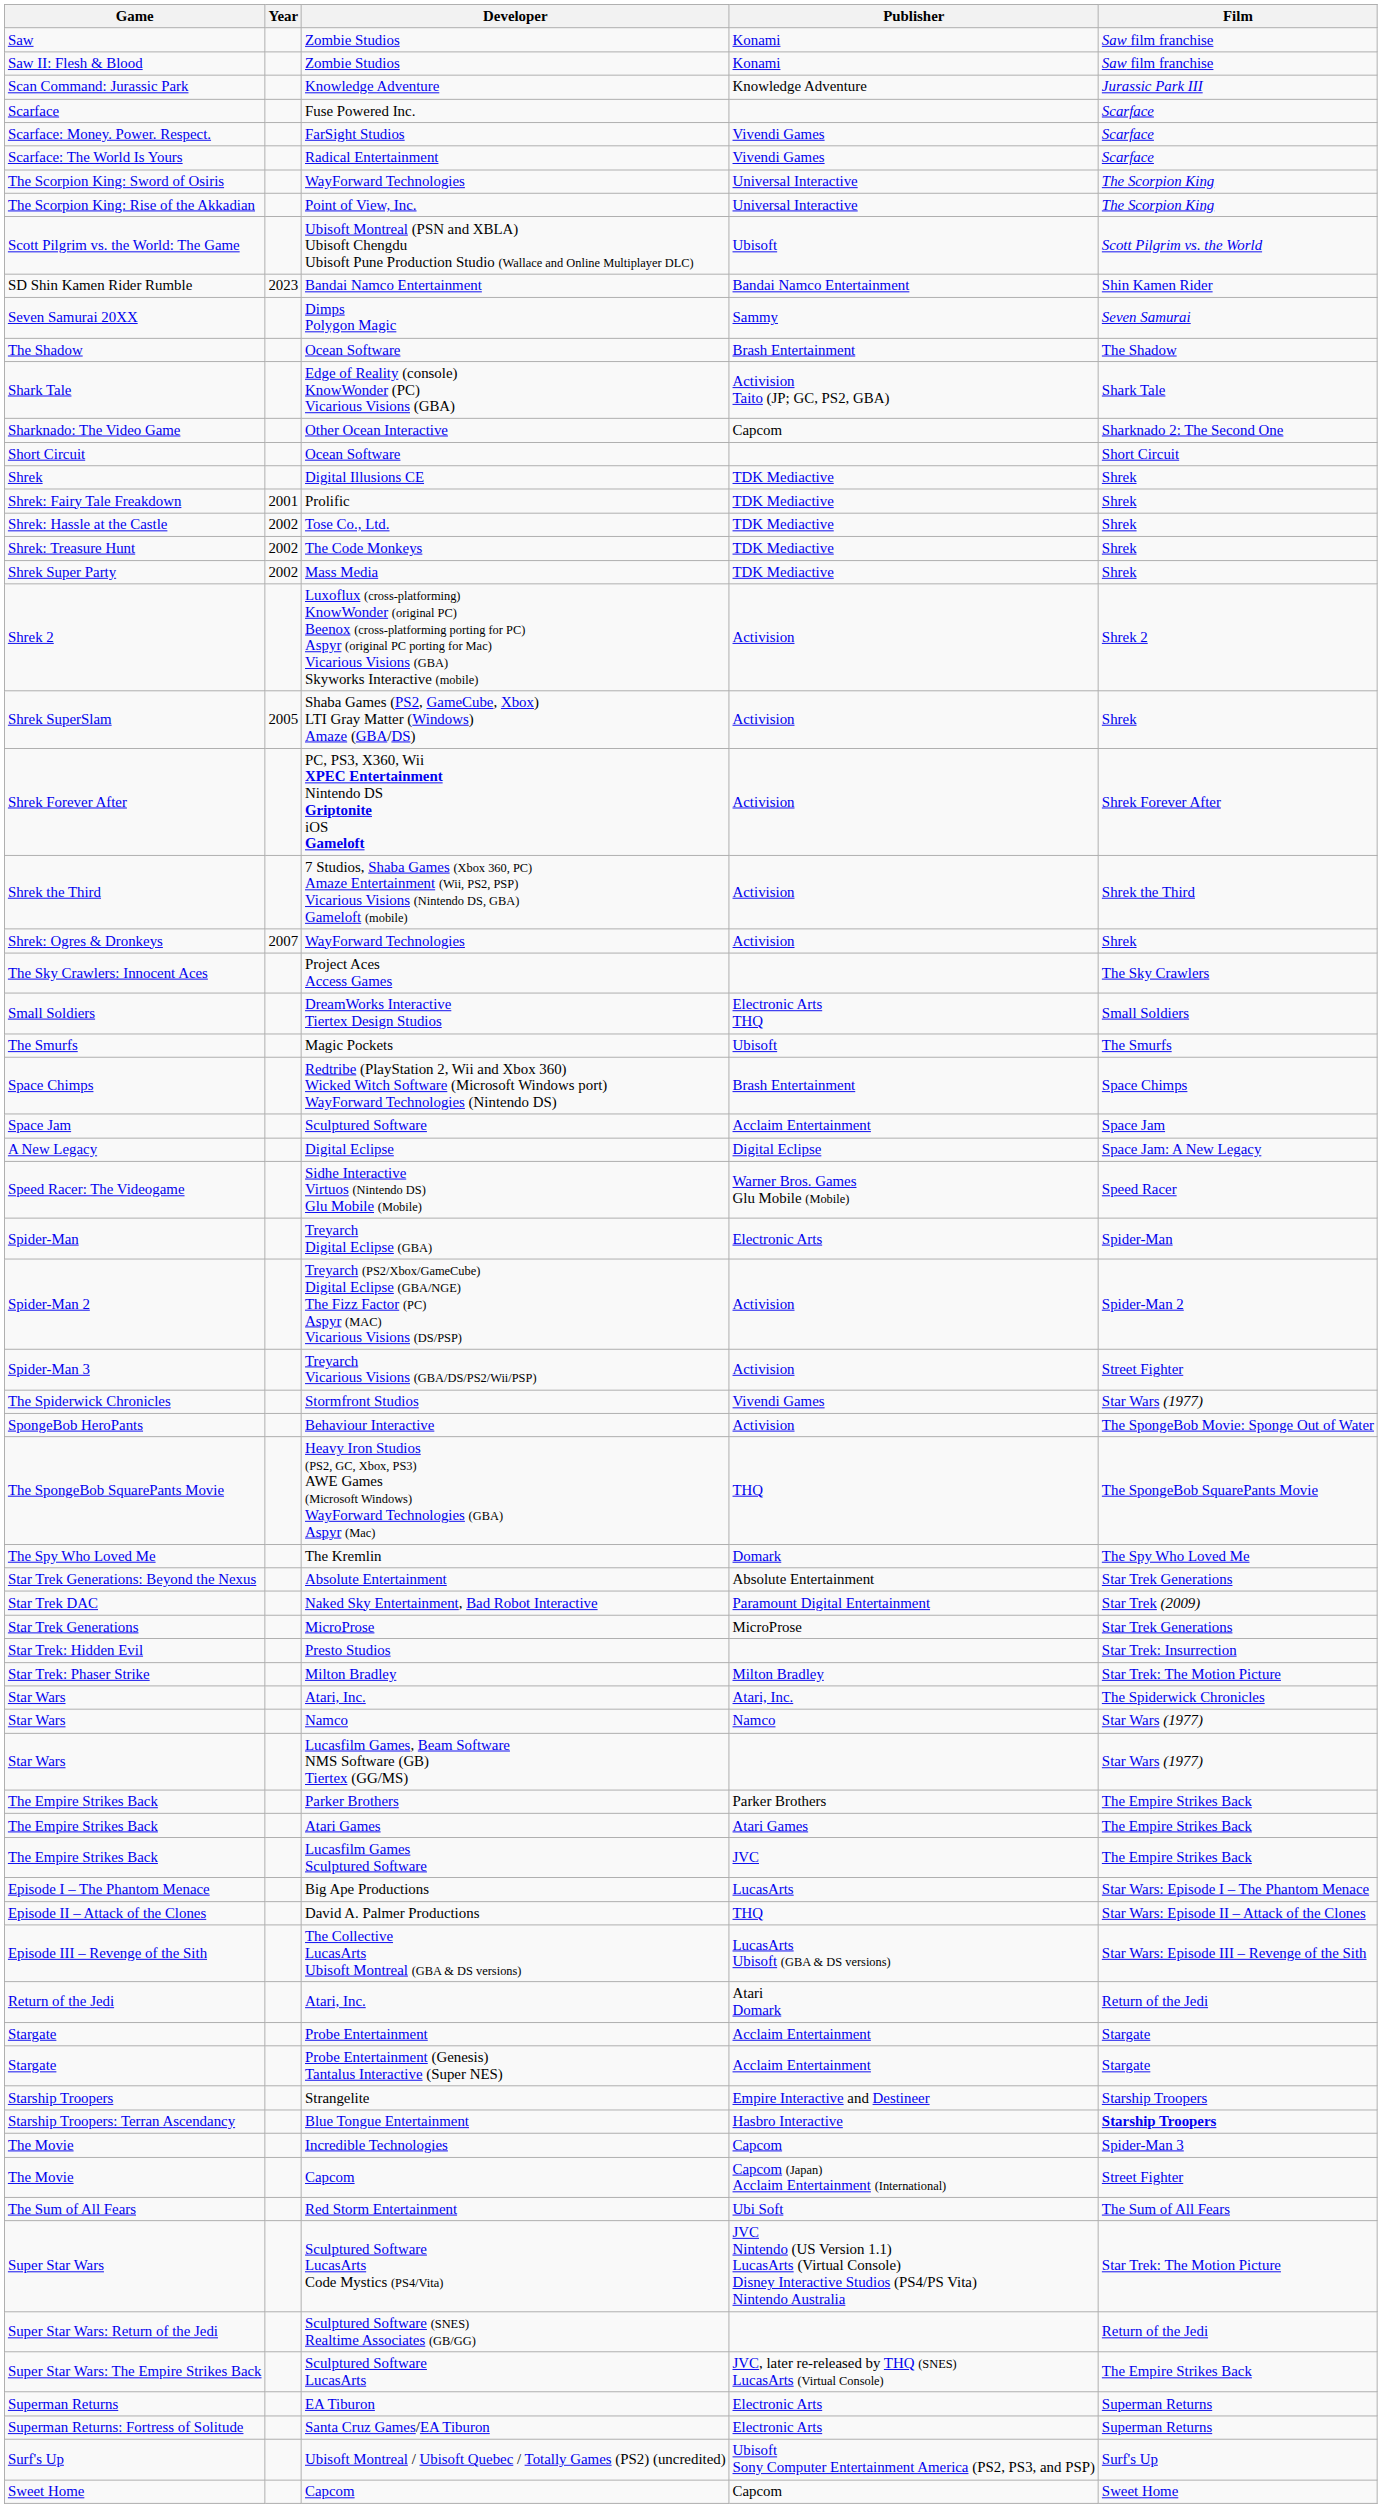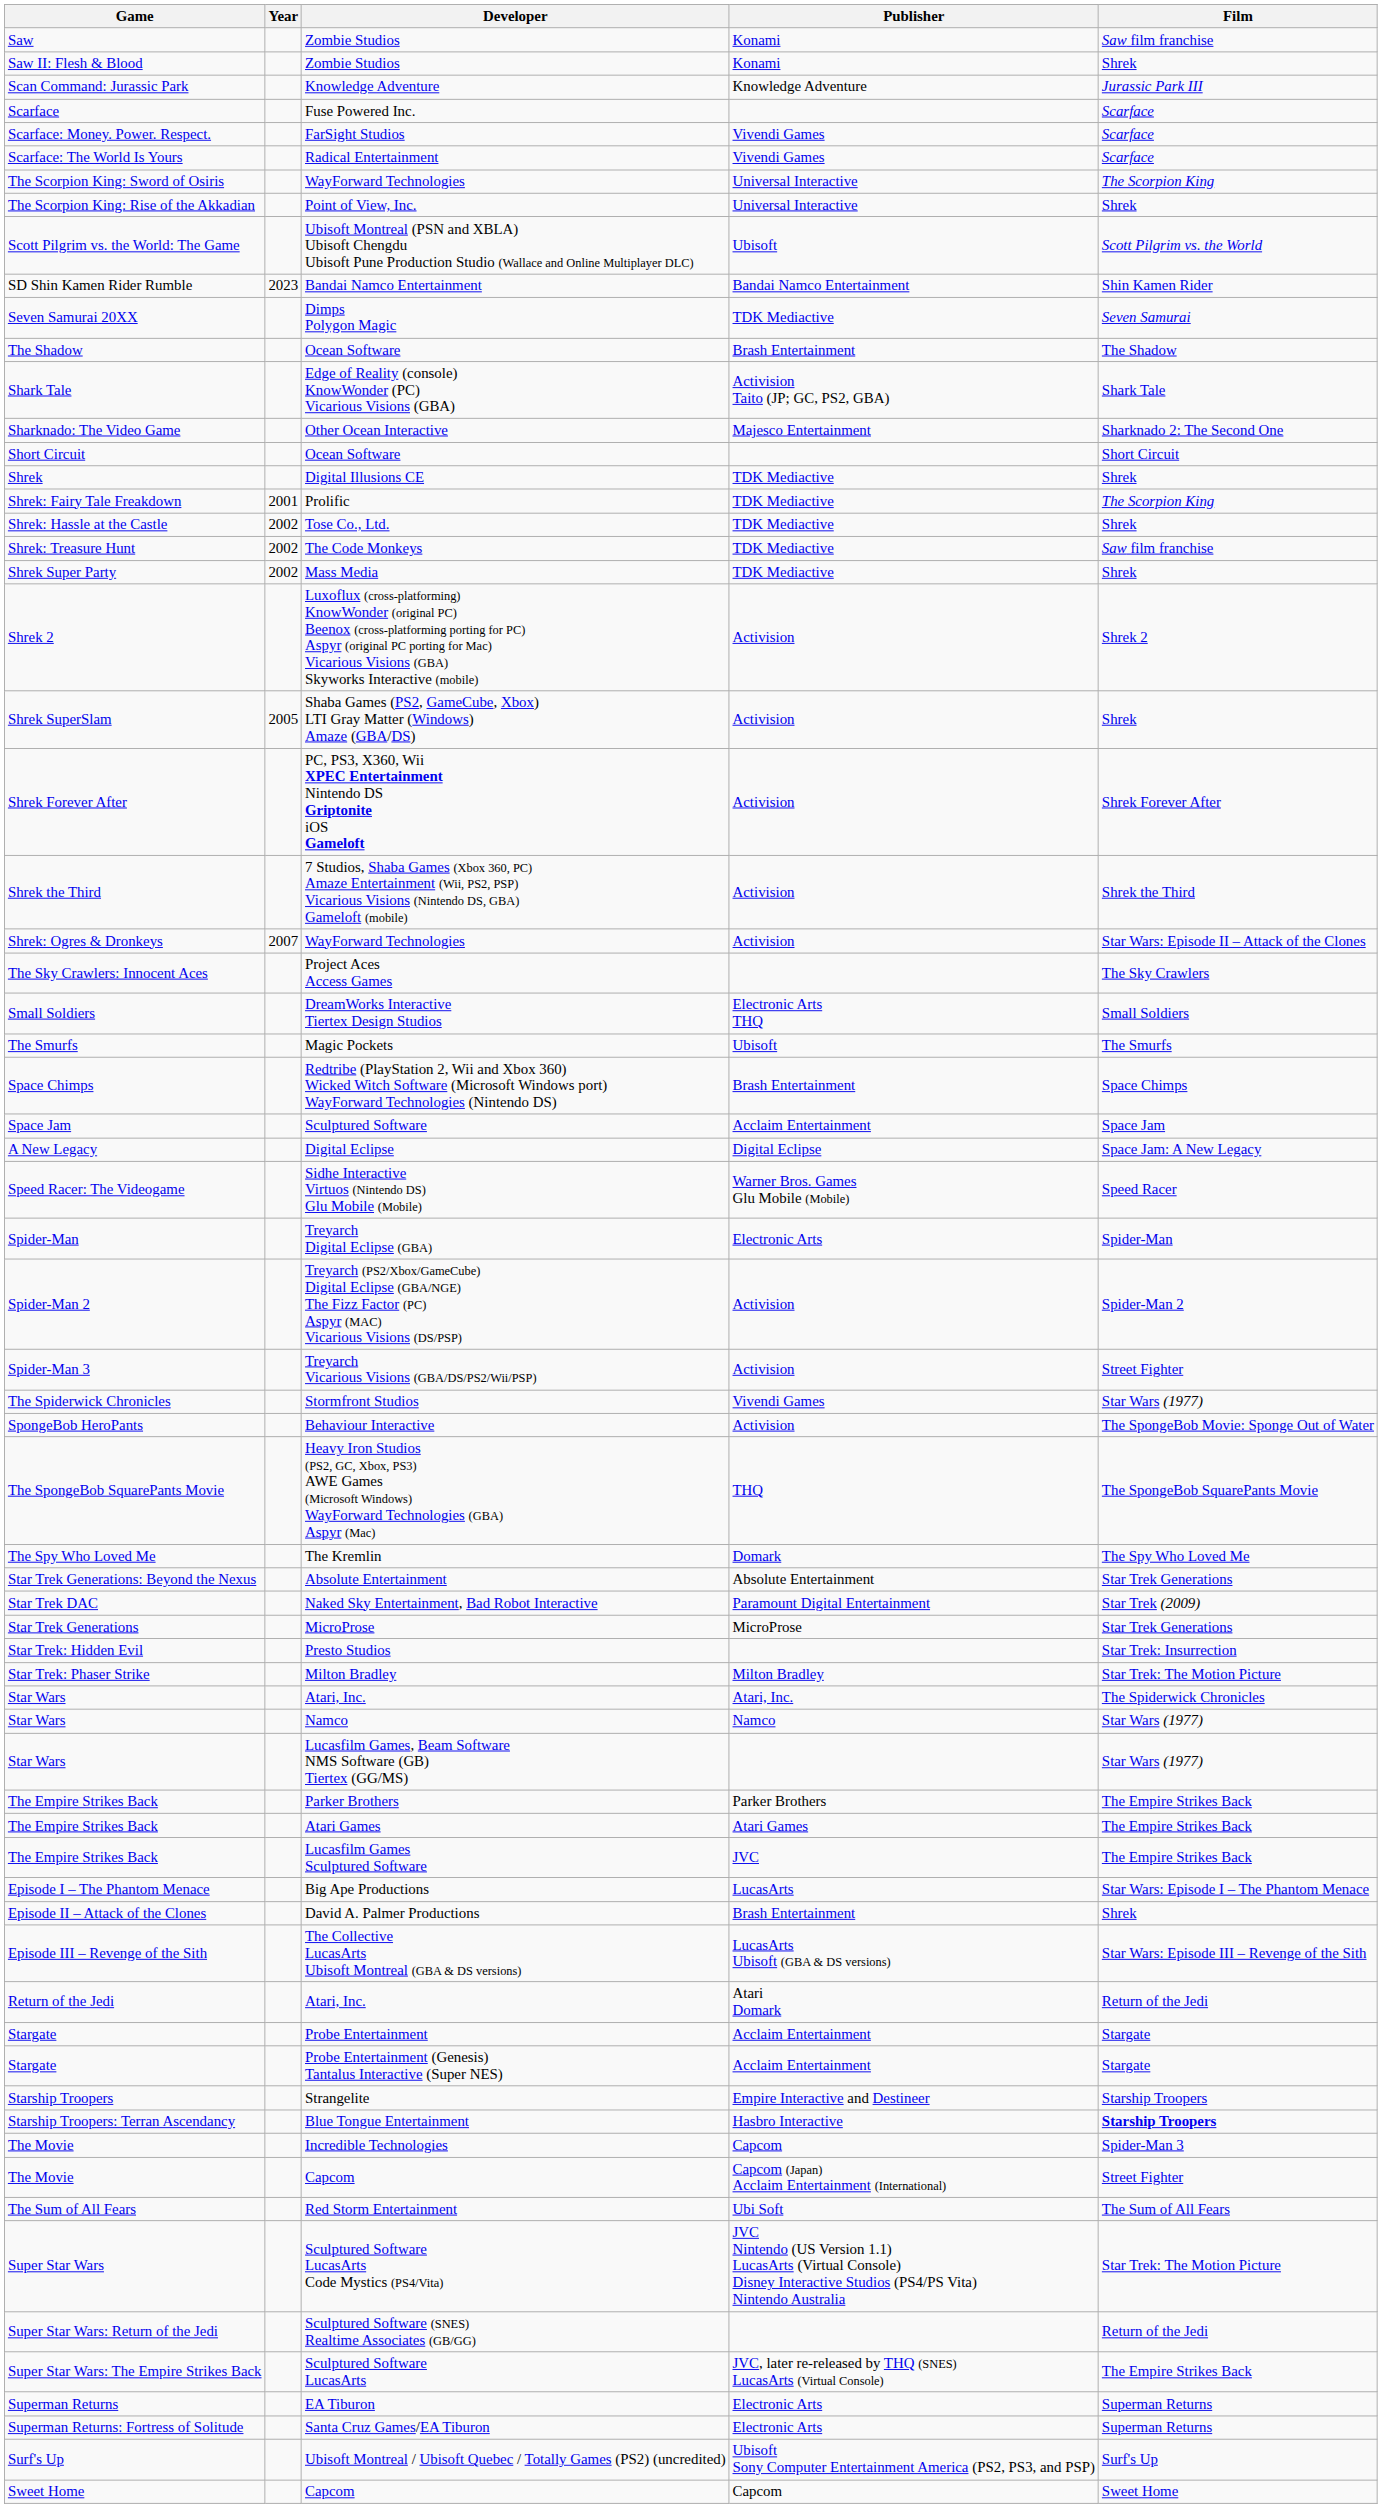(1158, 63) Saw film franchise -> (1119, 63) Shrek
(1158, 205) The Scorpion King -> (1119, 205) Shrek
(755, 317) Sammy -> (783, 317) TDK Mediactive
(757, 430) Capcom -> (802, 430) Majesco Entertainment
(1119, 501) Shrek -> (1158, 501) The Scorpion King
(1119, 548) Shrek -> (1158, 548) Saw film franchise
(1119, 941) Shrek -> (1234, 941) Star Wars: Episode II – Attack of the Clones
(748, 1913) THQ -> (794, 1913) Brash Entertainment
(1234, 1913) Star Wars: Episode II – Attack of the Clones -> (1119, 1913) Shrek
